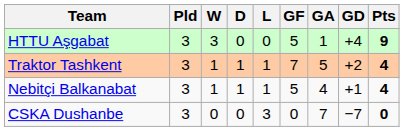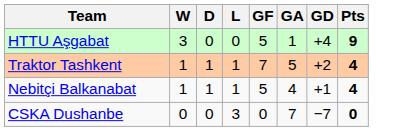- column: (185, 16)
